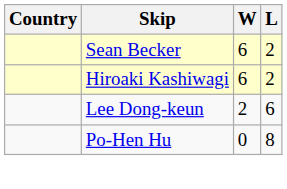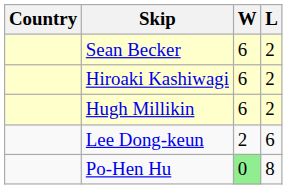+ row: (140, 109)
(242, 139) no background -> (242, 169) lightgreen background
